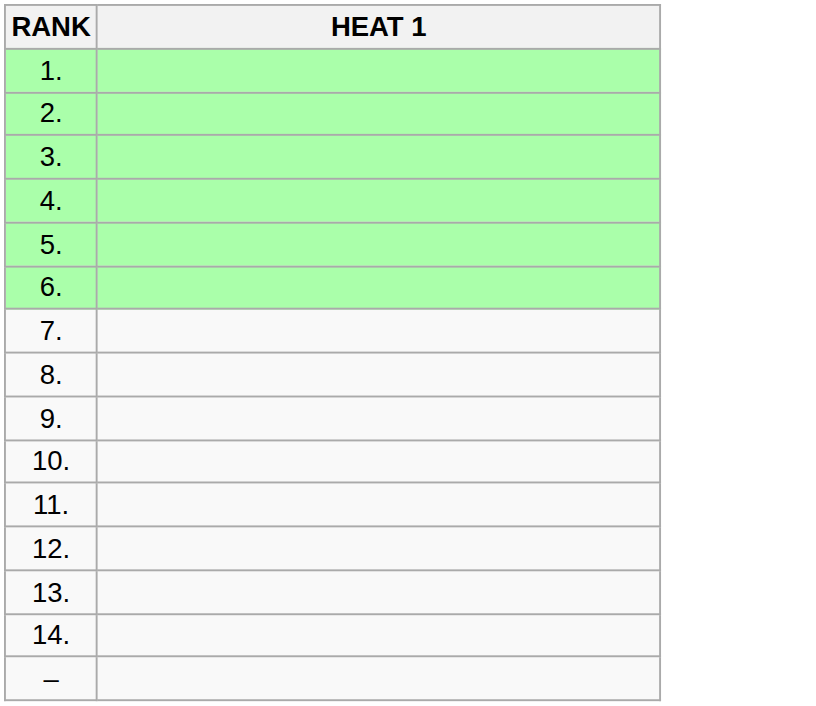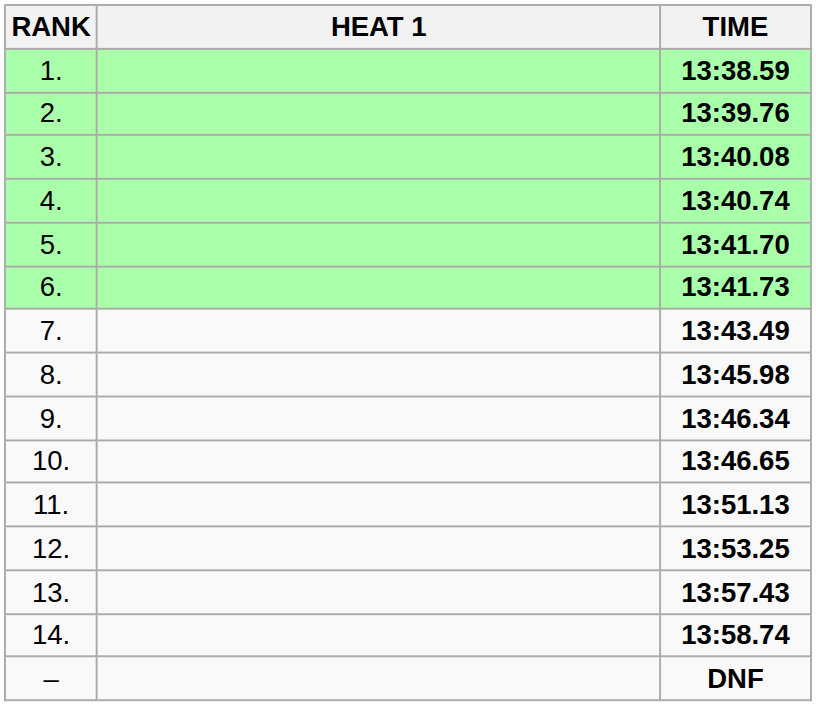+ column: (735, 27)
